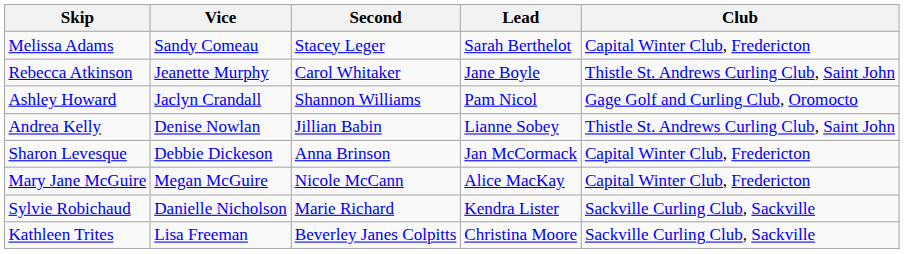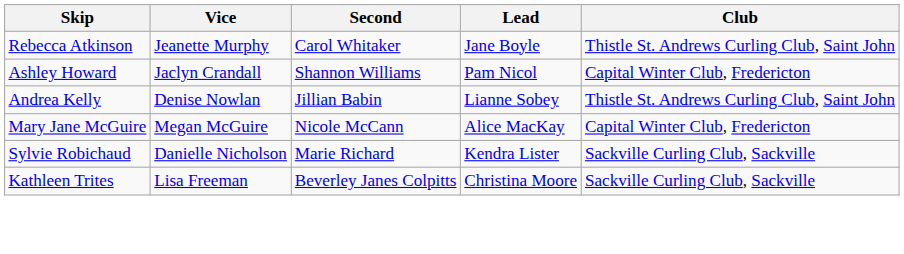- row: (61, 45)
(721, 99) Gage Golf and Curling Club, Oromocto -> (698, 72) Capital Winter Club, Fredericton
- row: (68, 153)
